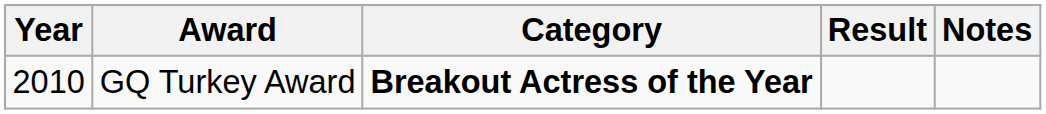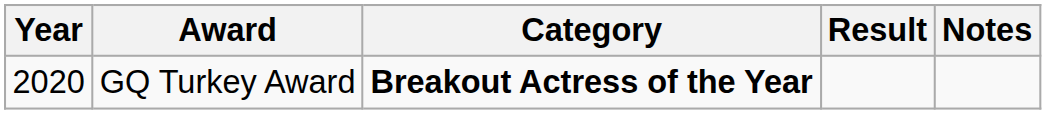(49, 81) 2010 -> (49, 81) 2020
